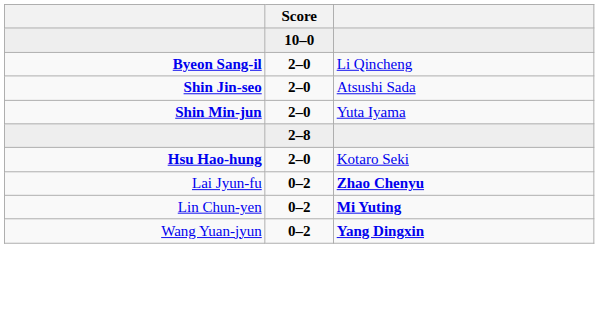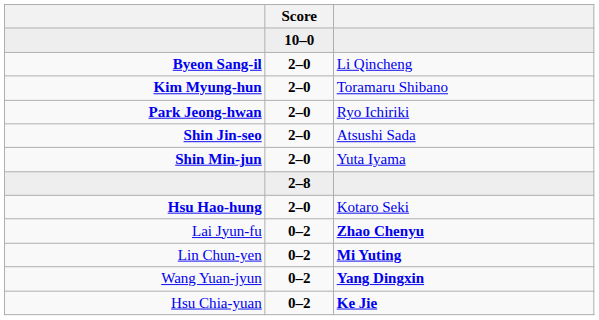+ row: (208, 87)
+ row: (205, 111)
+ row: (216, 302)
